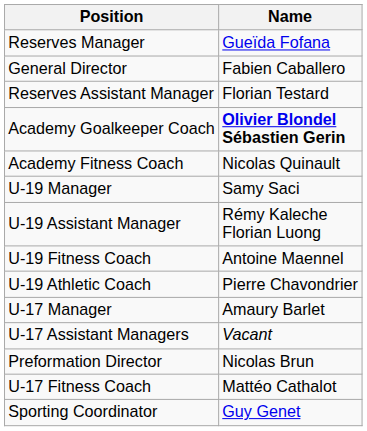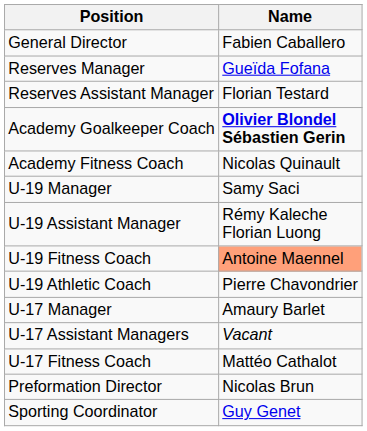rows swapped: (68, 68) <-> (76, 42)
(283, 258) no background -> (283, 258) lightsalmon background
rows swapped: (80, 386) <-> (85, 361)
